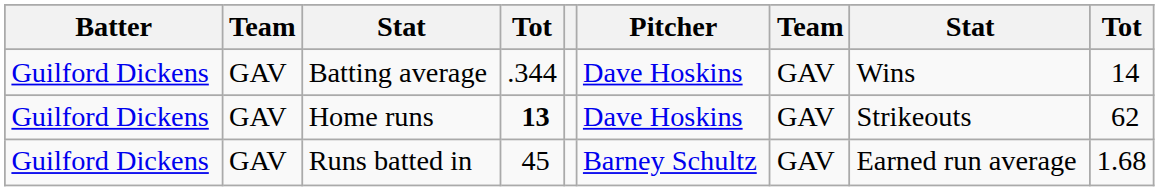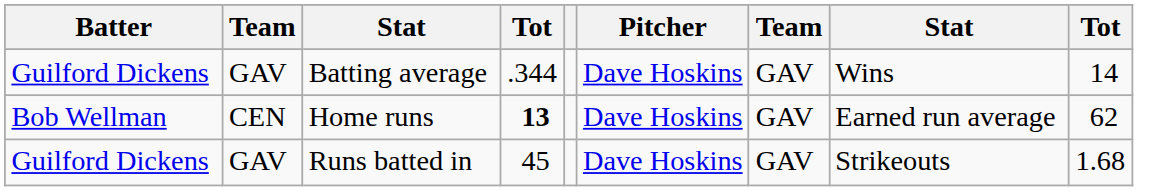(114, 116) Guilford Dickens -> (89, 116) Bob Wellman
(258, 116) GAV -> (257, 116) CEN
(914, 116) Strikeouts -> (949, 116) Earned run average
(673, 161) Barney Schultz -> (663, 161) Dave Hoskins
(970, 161) Earned run average -> (893, 161) Strikeouts
